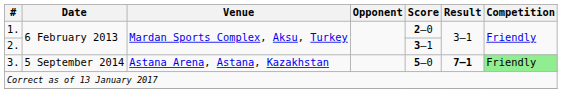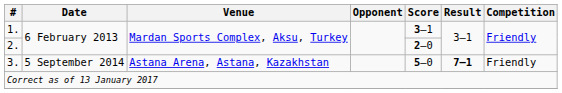(423, 30) 2–0 -> (423, 30) 3–1
(423, 47) 3–1 -> (423, 47) 2–0
(511, 63) lightgreen background -> (511, 63) no background
